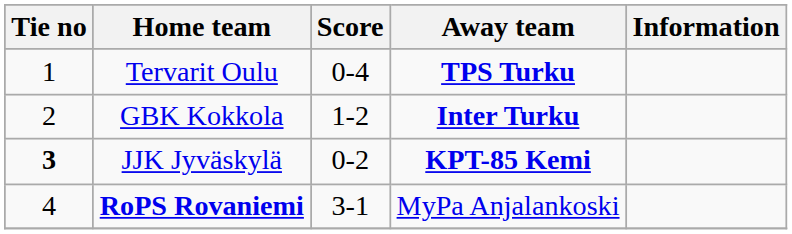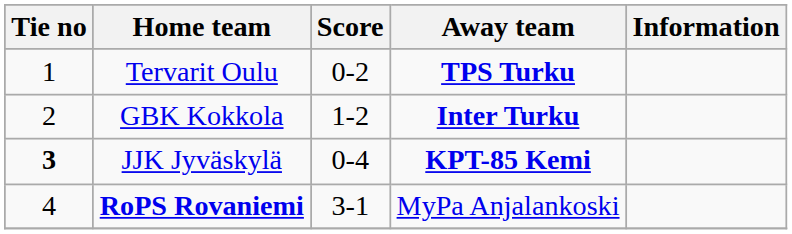(350, 71) 0-4 -> (350, 71) 0-2
(350, 160) 0-2 -> (350, 160) 0-4
